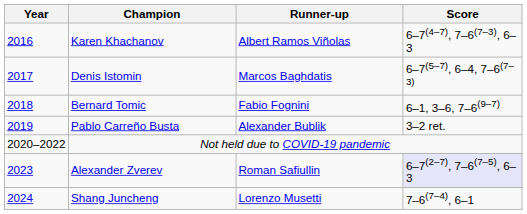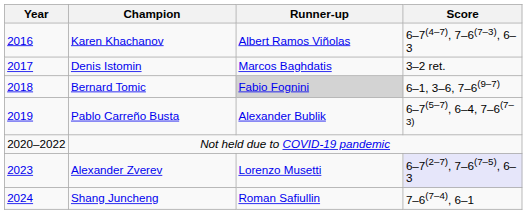(460, 74) 6–7(5–7), 6–4, 7–6(7–3) -> (426, 67) 3–2 ret.
(274, 106) no background -> (274, 87) lightgrey background
(426, 126) 3–2 ret. -> (460, 114) 6–7(5–7), 6–4, 7–6(7–3)
(279, 171) Roman Safiullin -> (280, 171) Lorenzo Musetti
(280, 199) Lorenzo Musetti -> (279, 199) Roman Safiullin
